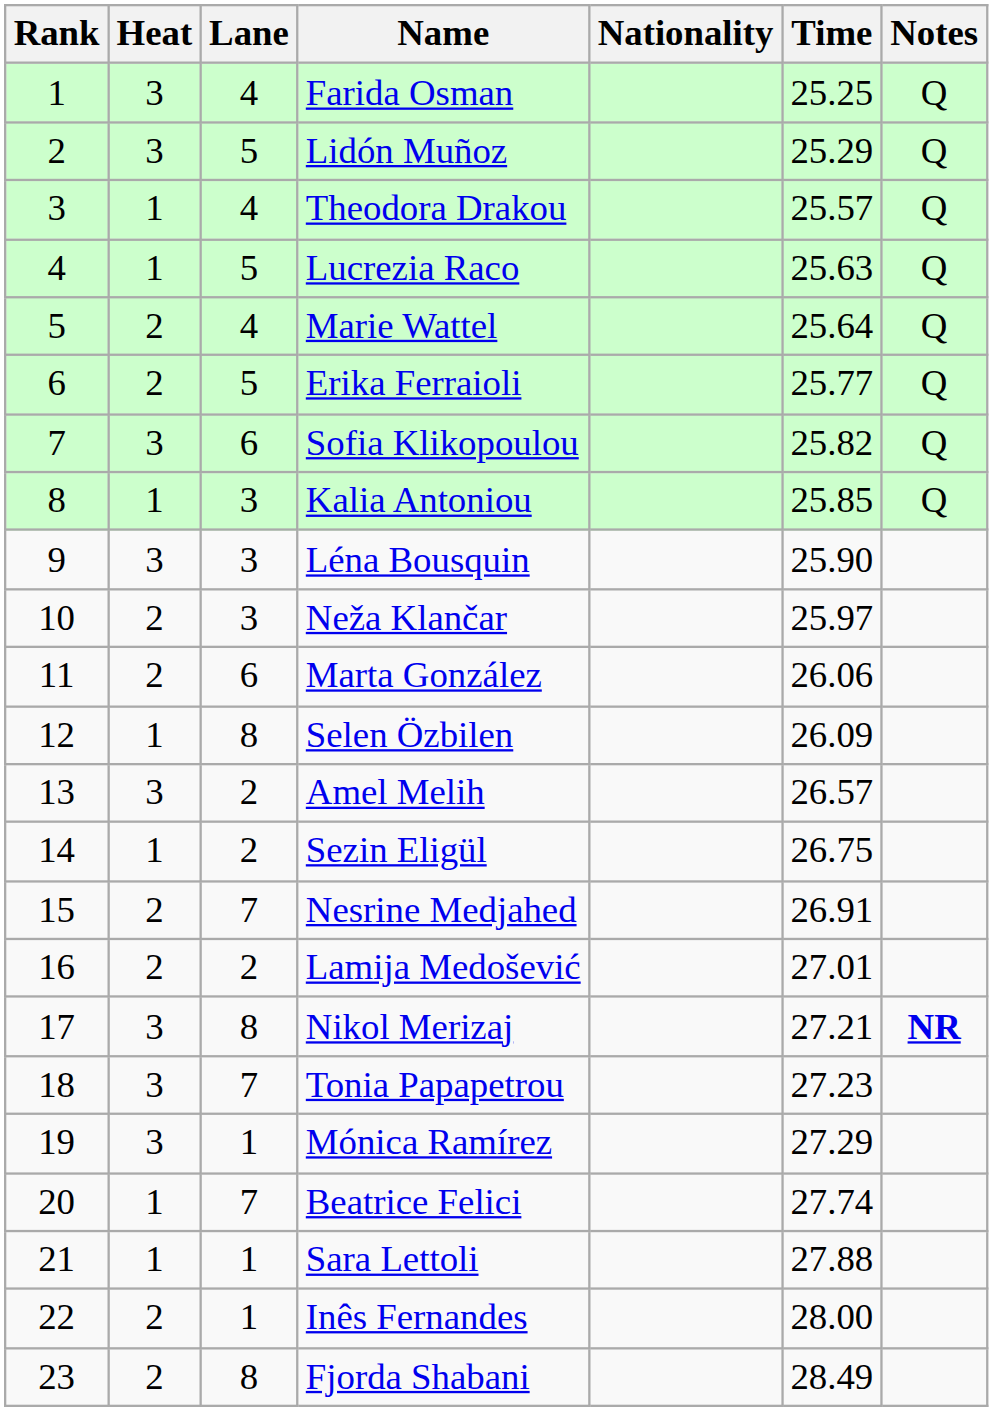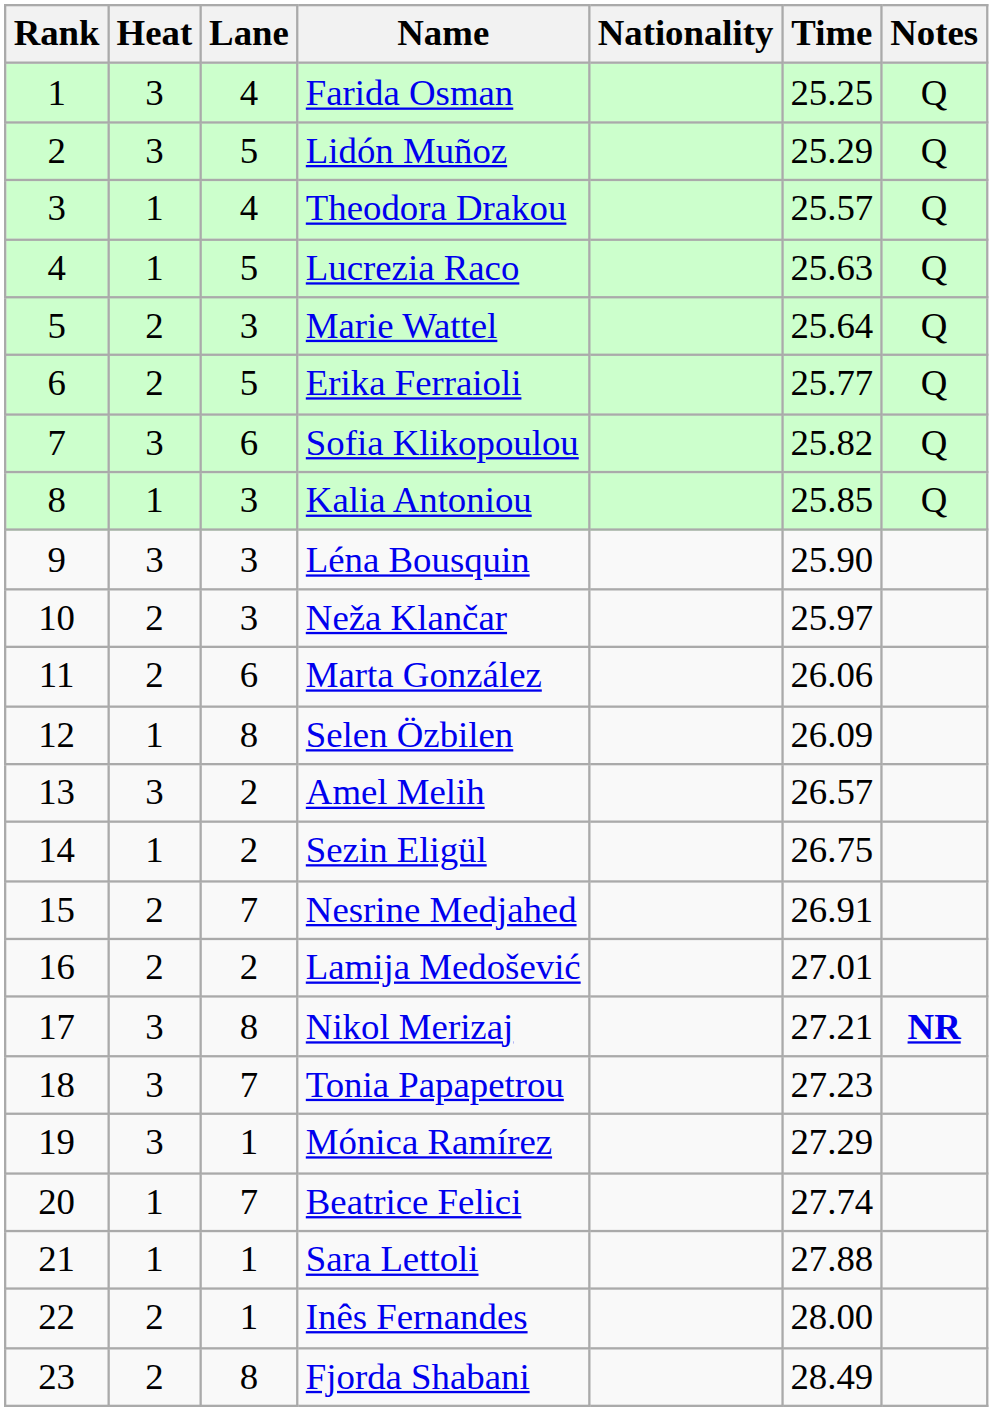(249, 325) 4 -> (249, 325) 3
